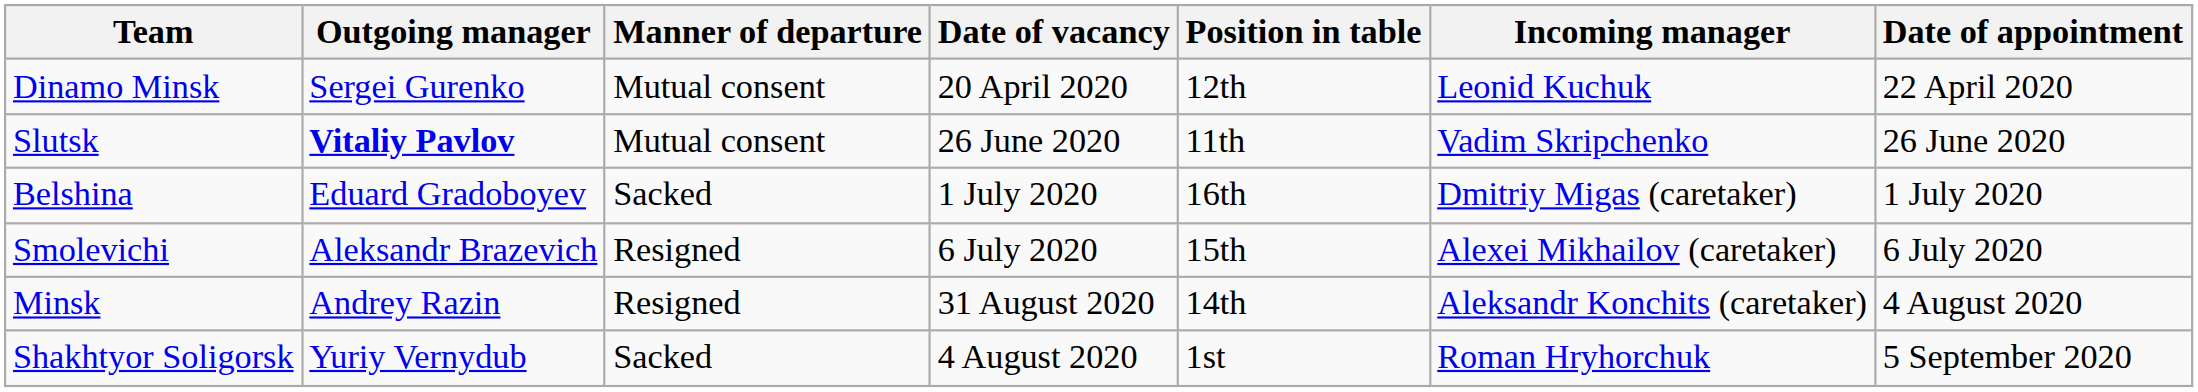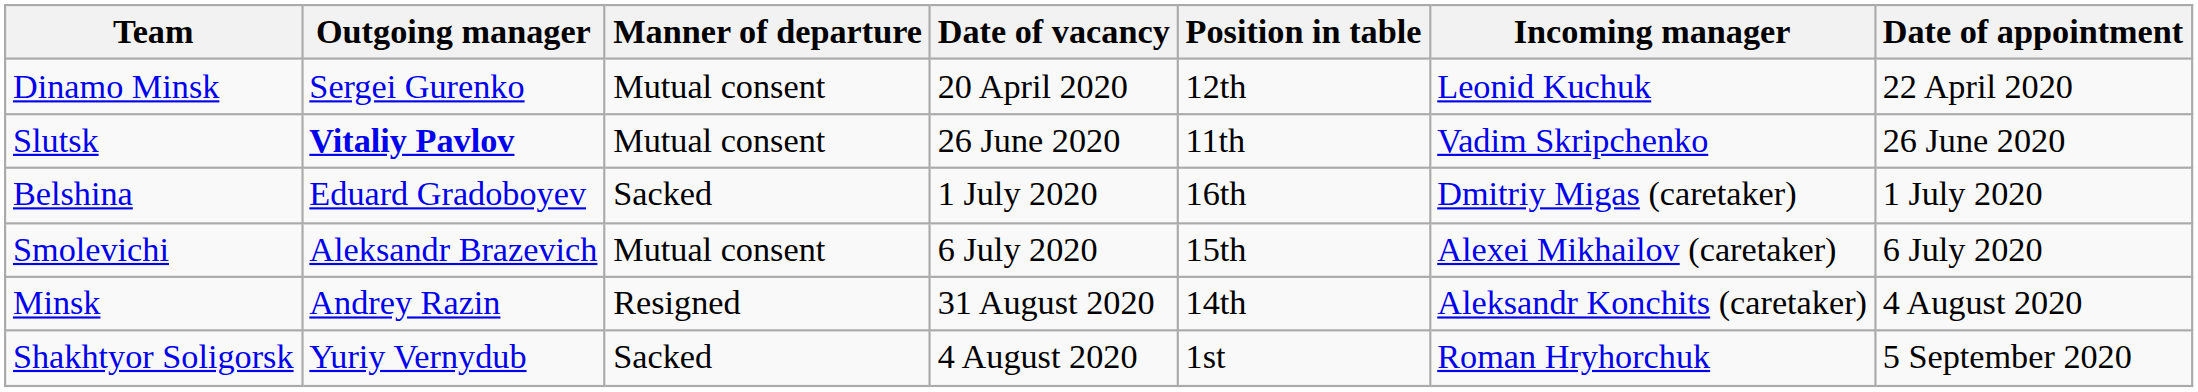(677, 248) Resigned -> (719, 248) Mutual consent
